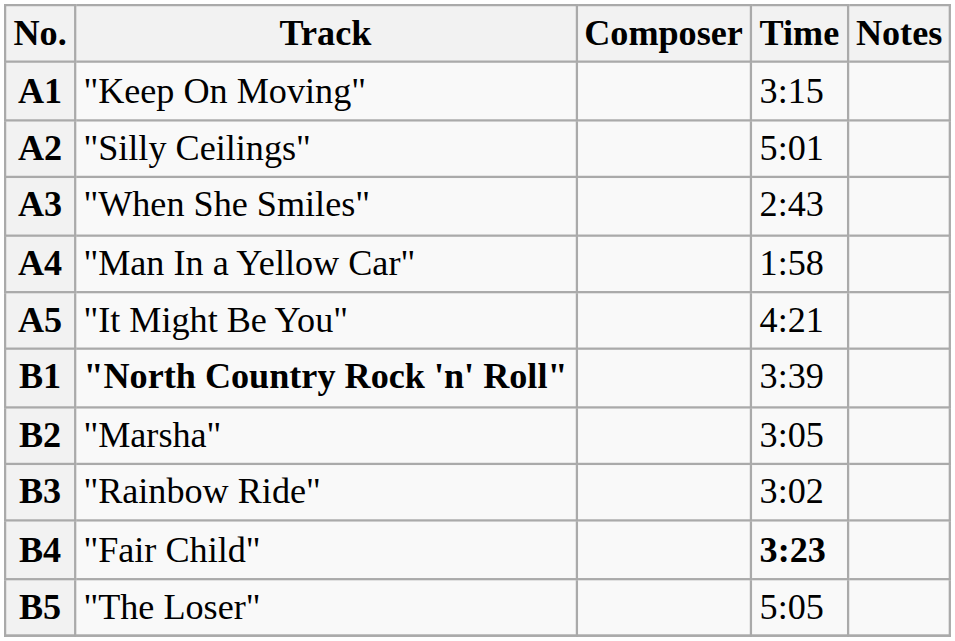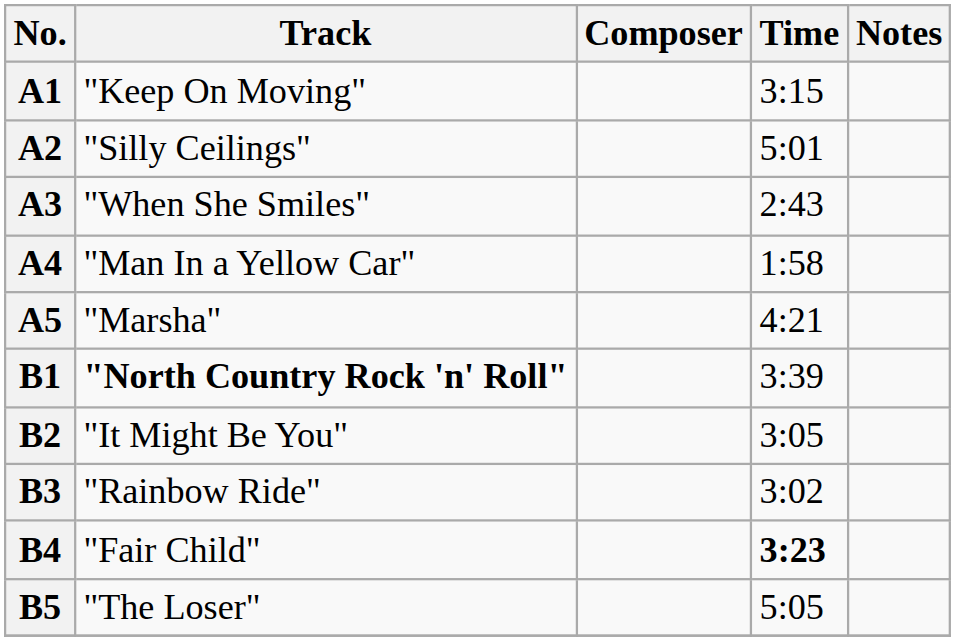(216, 319) "It Might Be You" -> (152, 319) "Marsha"
(152, 434) "Marsha" -> (216, 434) "It Might Be You"
